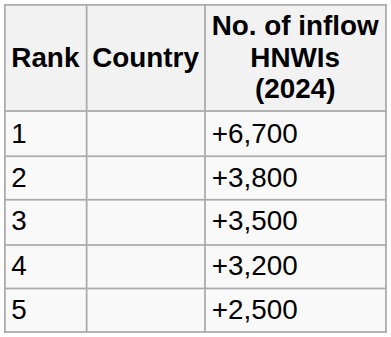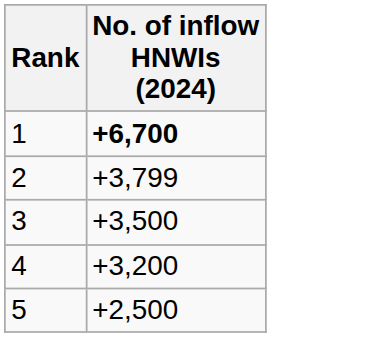- column: (146, 57)
(255, 133) normal -> (135, 133) bold
(255, 177) +3,800 -> (135, 177) +3,799
